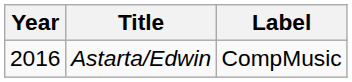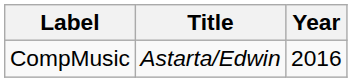columns swapped: (35, 22) <-> (282, 22)
